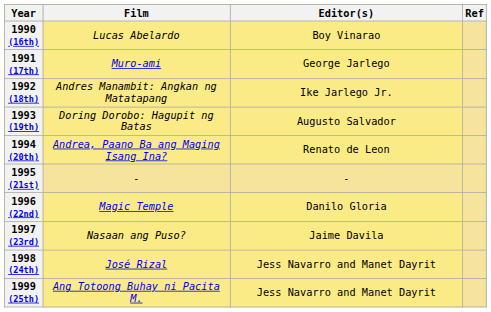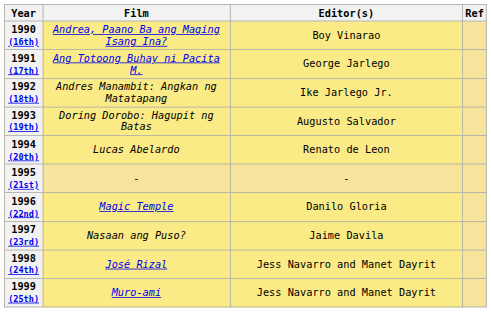(136, 35) Lucas Abelardo -> (136, 35) Andrea, Paano Ba ang Maging Isang Ina?
(136, 64) Muro-ami -> (136, 64) Ang Totoong Buhay ni Pacita M.
(136, 150) Andrea, Paano Ba ang Maging Isang Ina? -> (136, 150) Lucas Abelardo
(136, 293) Ang Totoong Buhay ni Pacita M. -> (136, 293) Muro-ami
